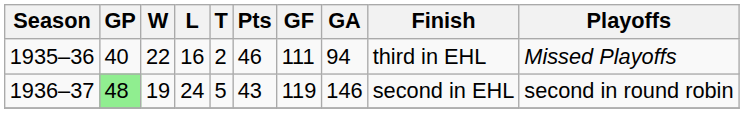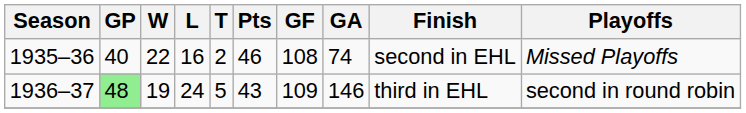(298, 56) 111 -> (300, 56) 108
(338, 56) 94 -> (340, 56) 74
(430, 56) third in EHL -> (445, 56) second in EHL
(299, 90) 119 -> (300, 90) 109
(443, 90) second in EHL -> (431, 90) third in EHL
